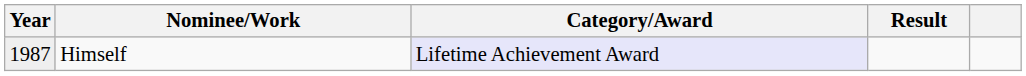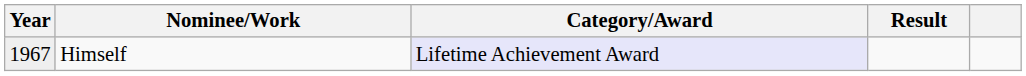(30, 53) 1987 -> (30, 53) 1967
